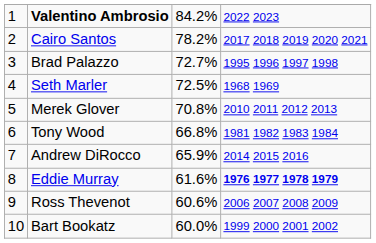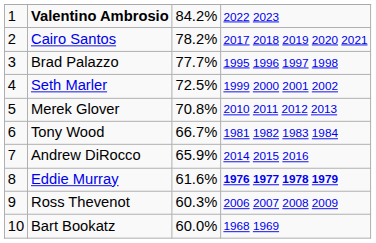(196, 62) 72.7% -> (196, 62) 77.7%
(251, 86) 1968 1969 -> (281, 86) 1999 2000 2001 2002
(196, 132) 66.8% -> (196, 132) 66.7%
(196, 202) 60.6% -> (196, 202) 60.3%
(281, 226) 1999 2000 2001 2002 -> (251, 226) 1968 1969
